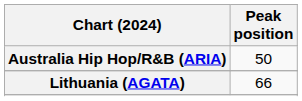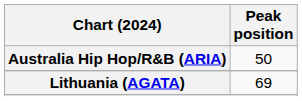(263, 82) 66 -> (263, 82) 69
